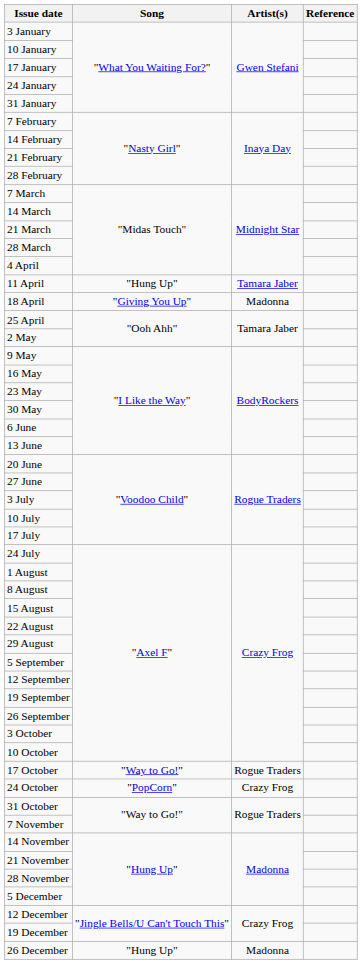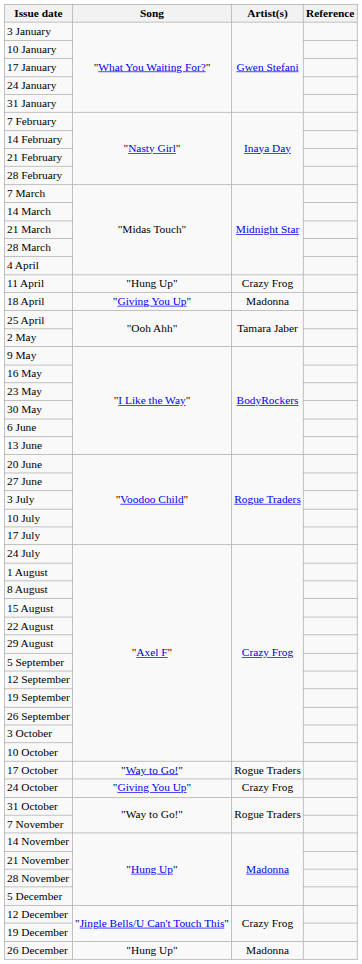(268, 283) Tamara Jaber -> (268, 283) Crazy Frog
(152, 788) "PopCorn" -> (152, 788) "Giving You Up"
